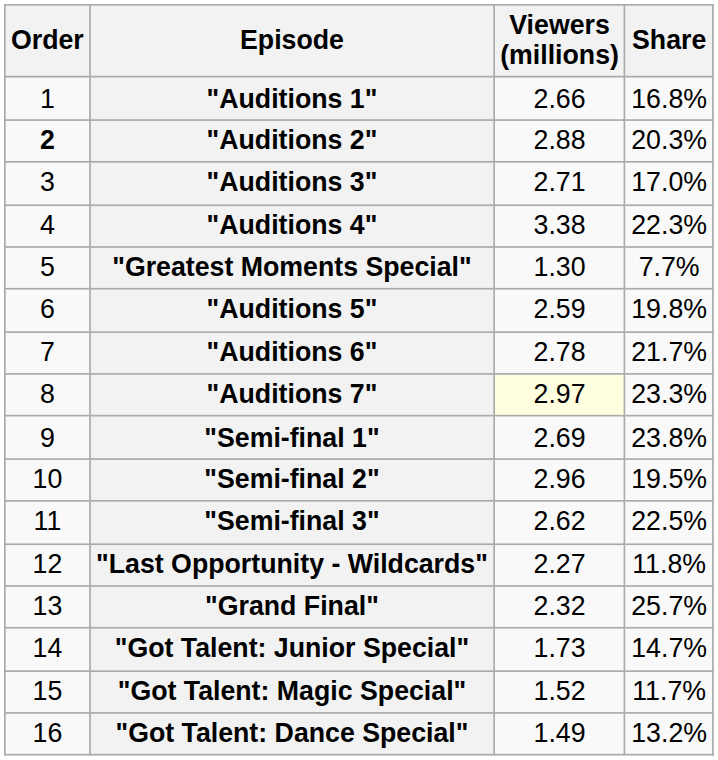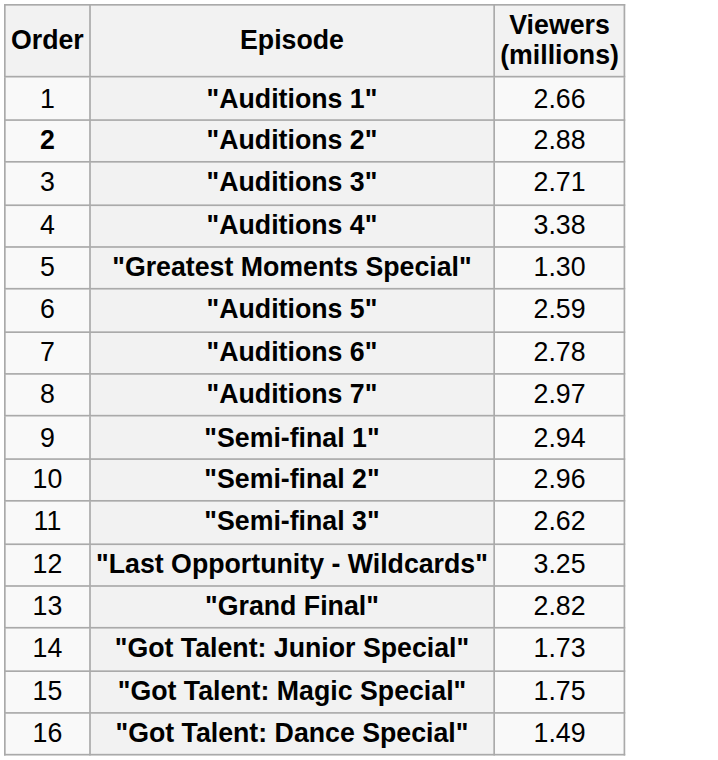- column: (669, 40)
(560, 394) lightyellow background -> (560, 394) no background
(560, 437) 2.69 -> (560, 437) 2.94
(560, 564) 2.27 -> (560, 564) 3.25
(560, 606) 2.32 -> (560, 606) 2.82
(560, 691) 1.52 -> (560, 691) 1.75
